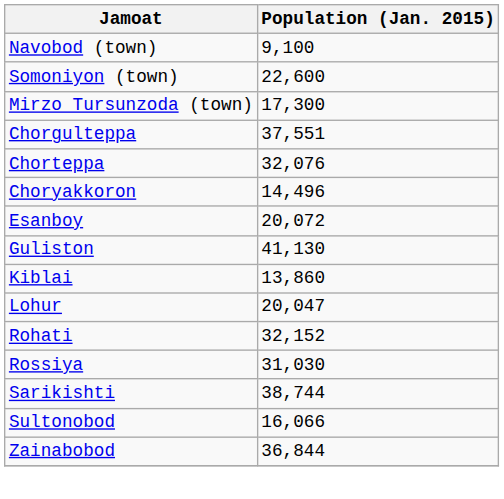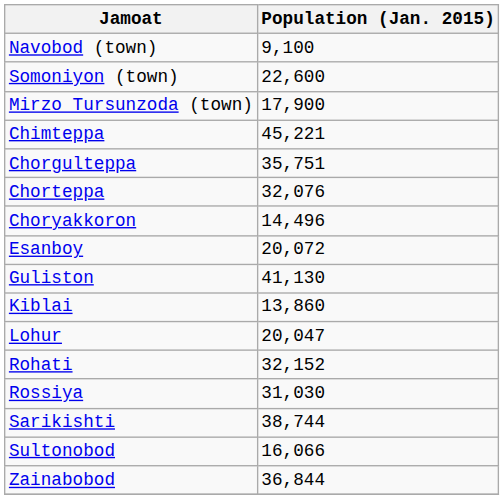(293, 106) 17,300 -> (293, 106) 17,900
+ row: (57, 134)
(293, 134) 37,551 -> (293, 163) 35,751
